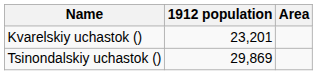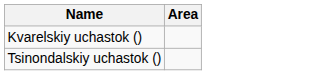- column: (220, 15)
